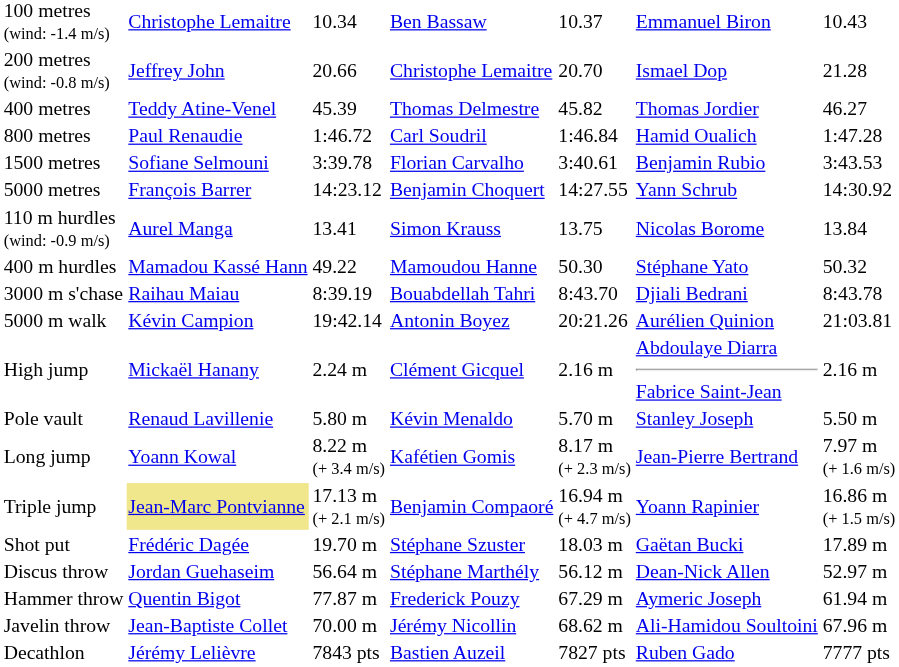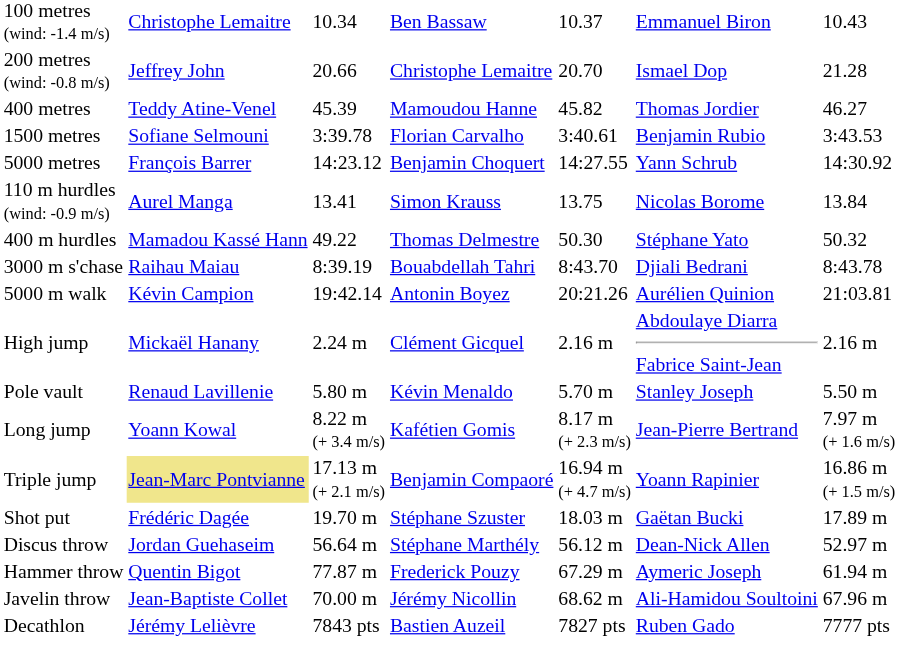(465, 109) Thomas Delmestre -> (463, 109) Mamoudou Hanne
- row: (47, 136)
(463, 266) Mamoudou Hanne -> (465, 239) Thomas Delmestre
